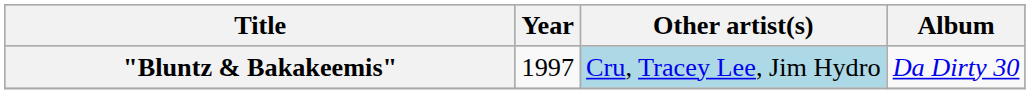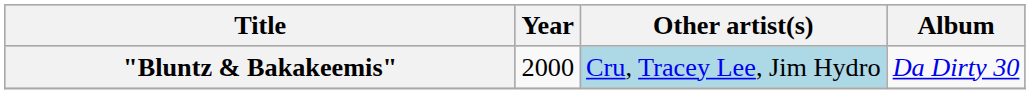(548, 66) 1997 -> (548, 66) 2000
